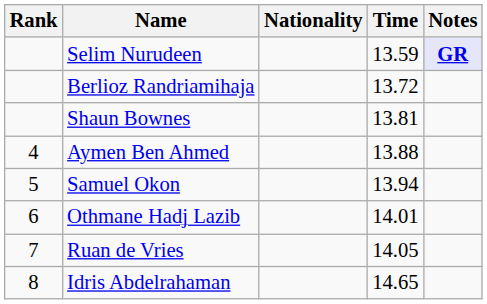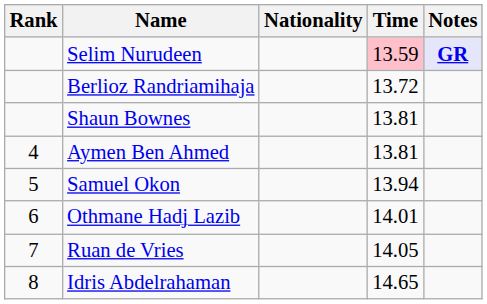(395, 53) no background -> (395, 53) pink background
(395, 151) 13.88 -> (395, 151) 13.81
